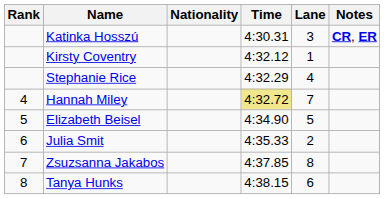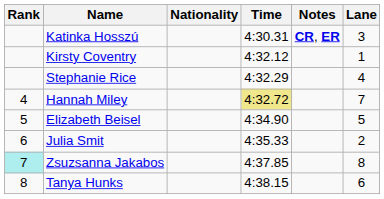columns swapped: (310, 15) <-> (354, 15)
(24, 162) no background -> (24, 162) paleturquoise background
